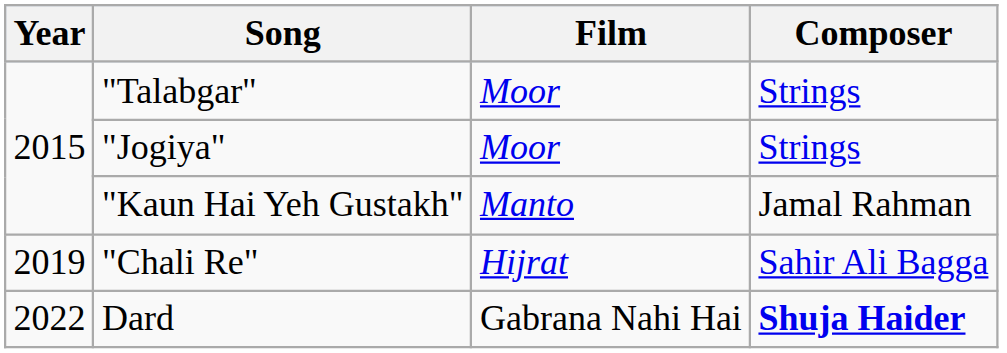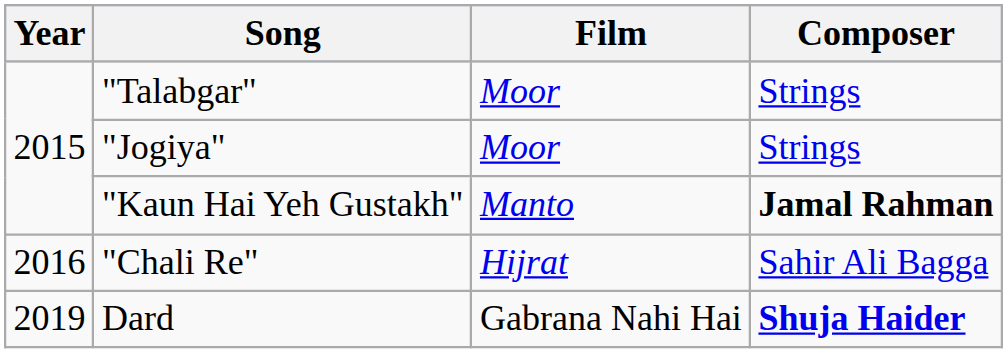(865, 204) normal -> (876, 204) bold
(49, 261) 2019 -> (49, 261) 2016
(49, 318) 2022 -> (49, 318) 2019
